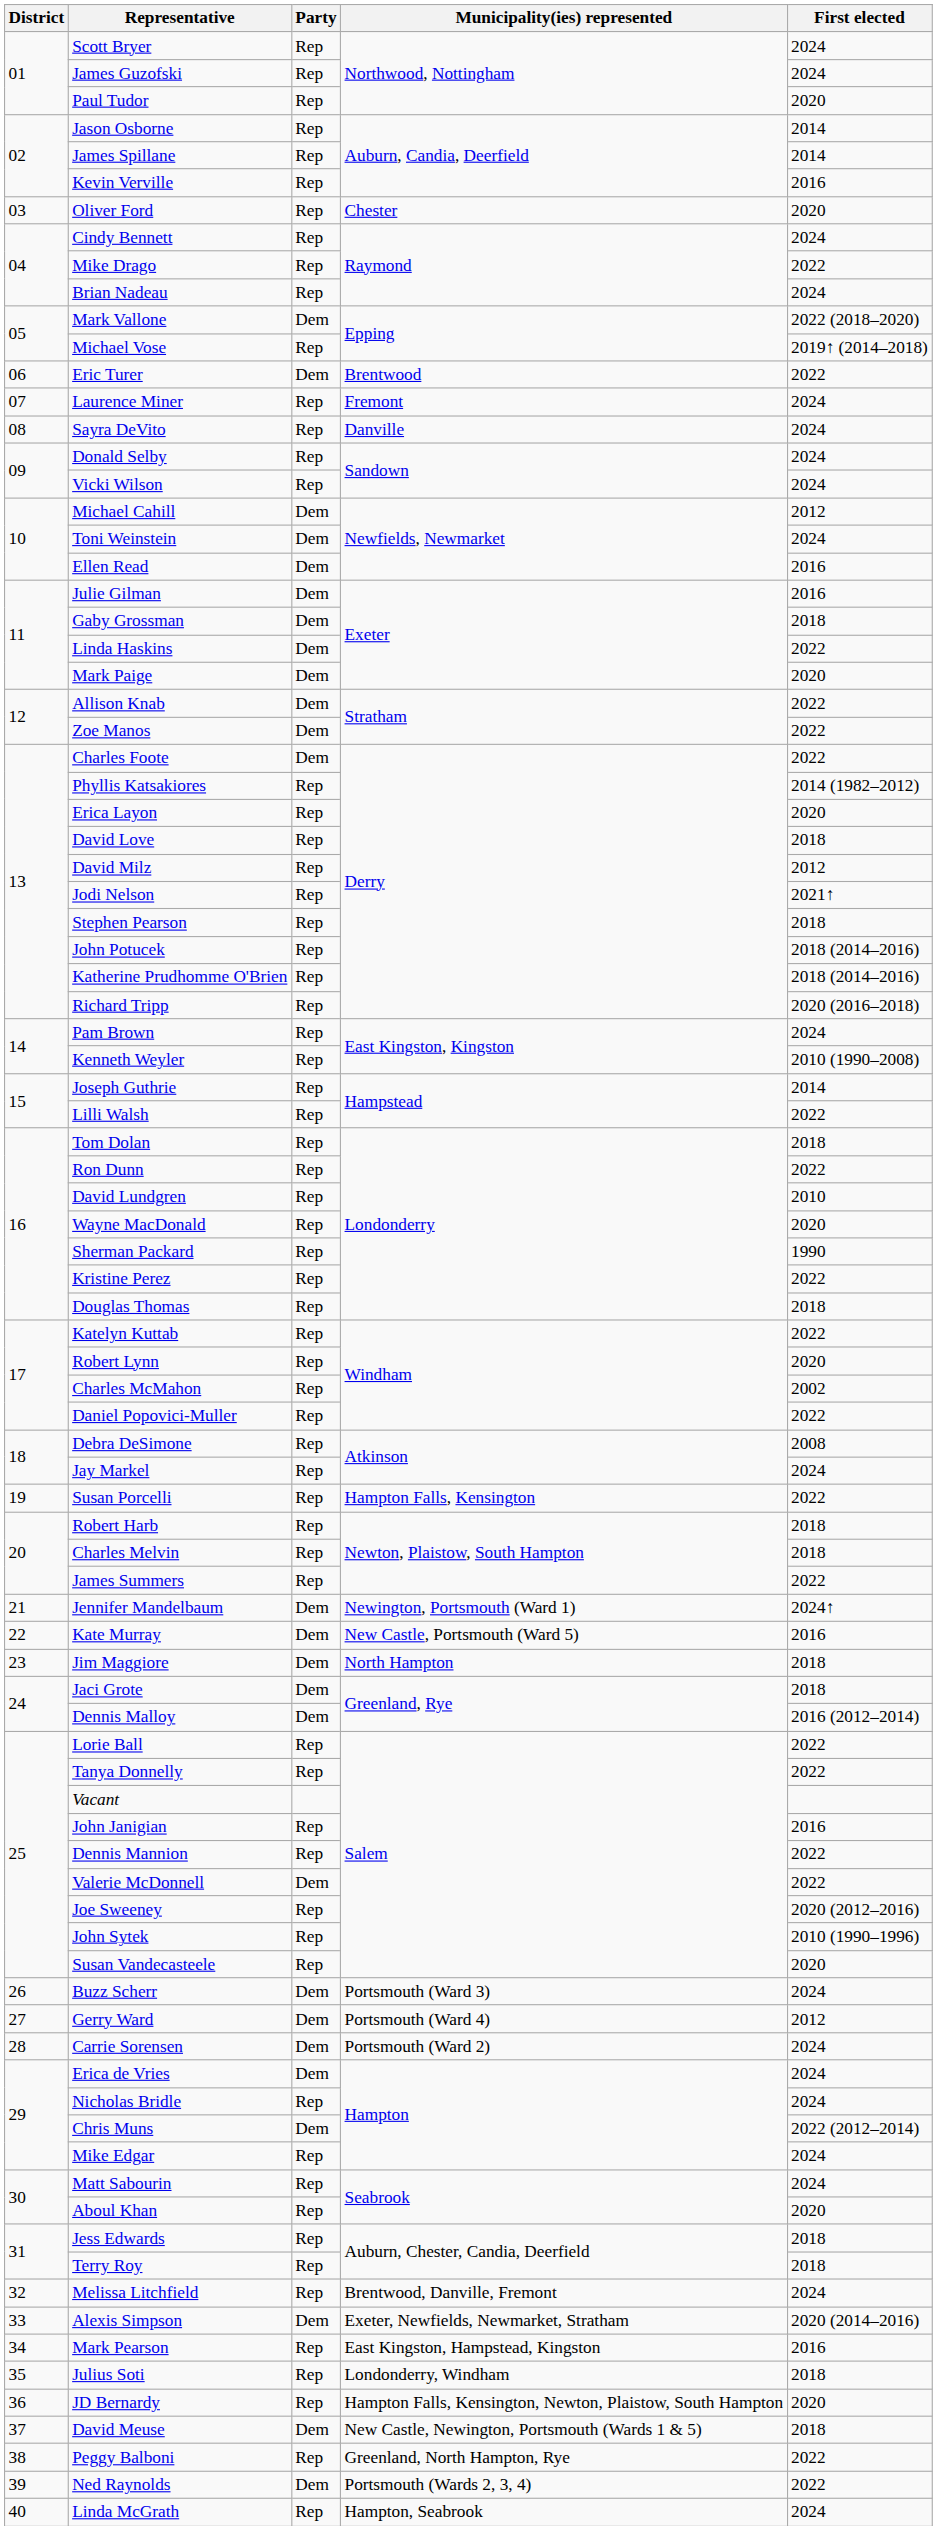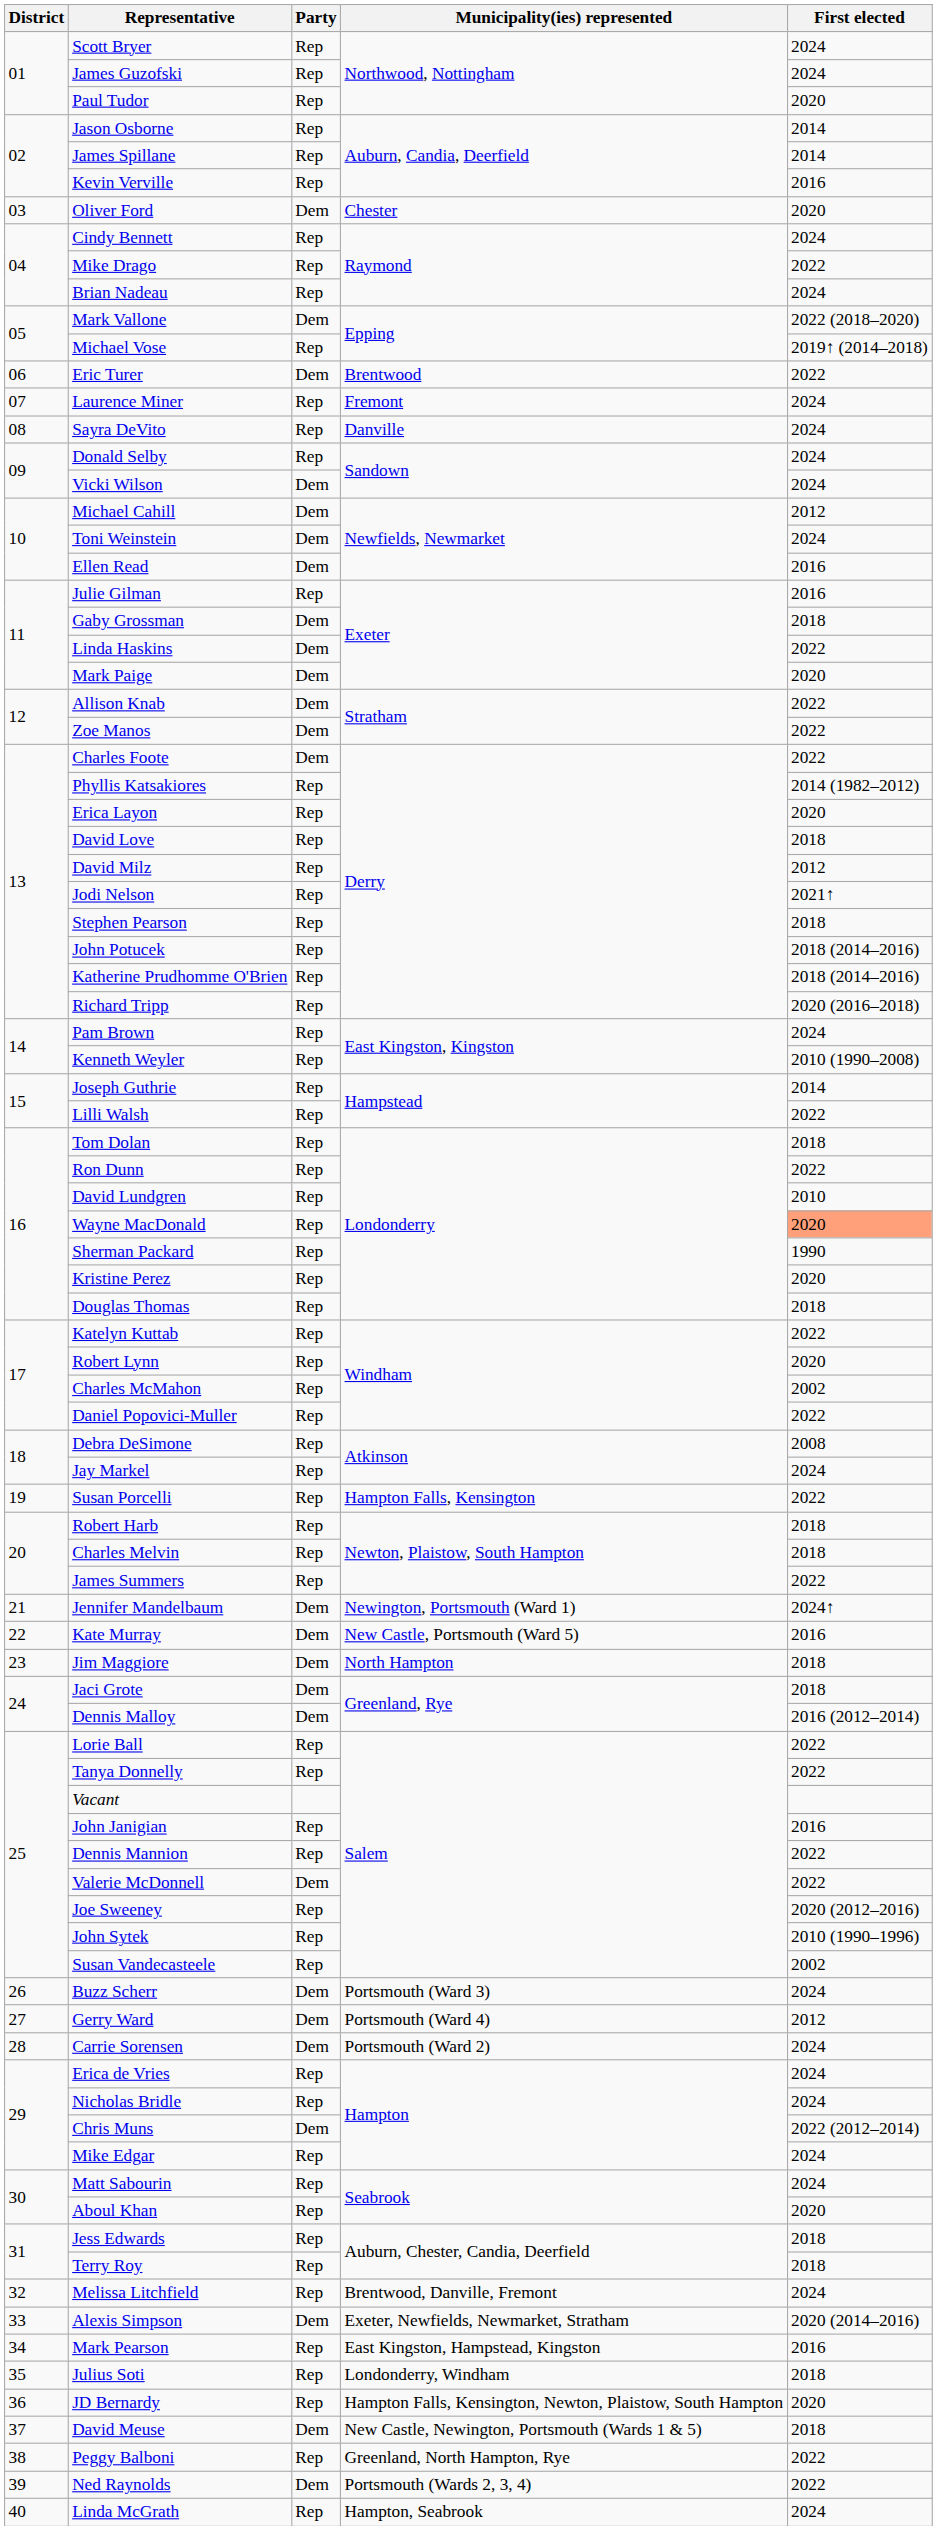(309, 210) Rep -> (312, 210) Dem
(309, 484) Rep -> (312, 484) Dem
(312, 593) Dem -> (309, 593) Rep
(808, 1224) no background -> (808, 1224) lightsalmon background
(808, 1278) 2022 -> (808, 1278) 2020
(808, 1963) 2020 -> (808, 1963) 2002
(312, 2073) Dem -> (309, 2073) Rep
